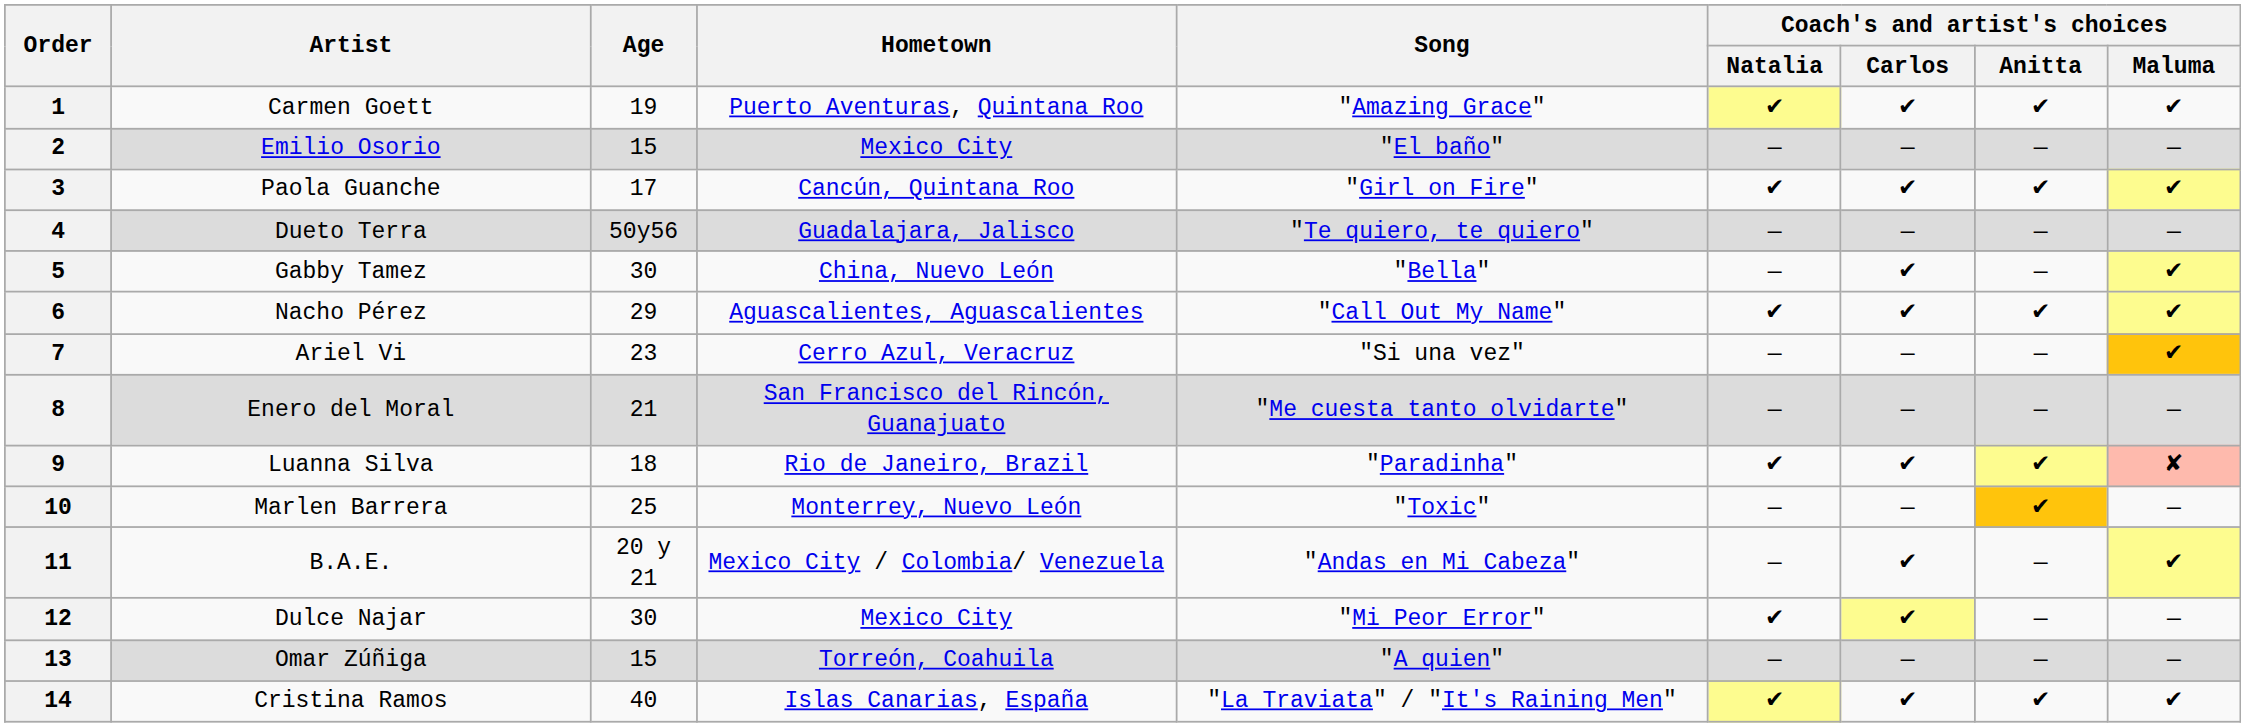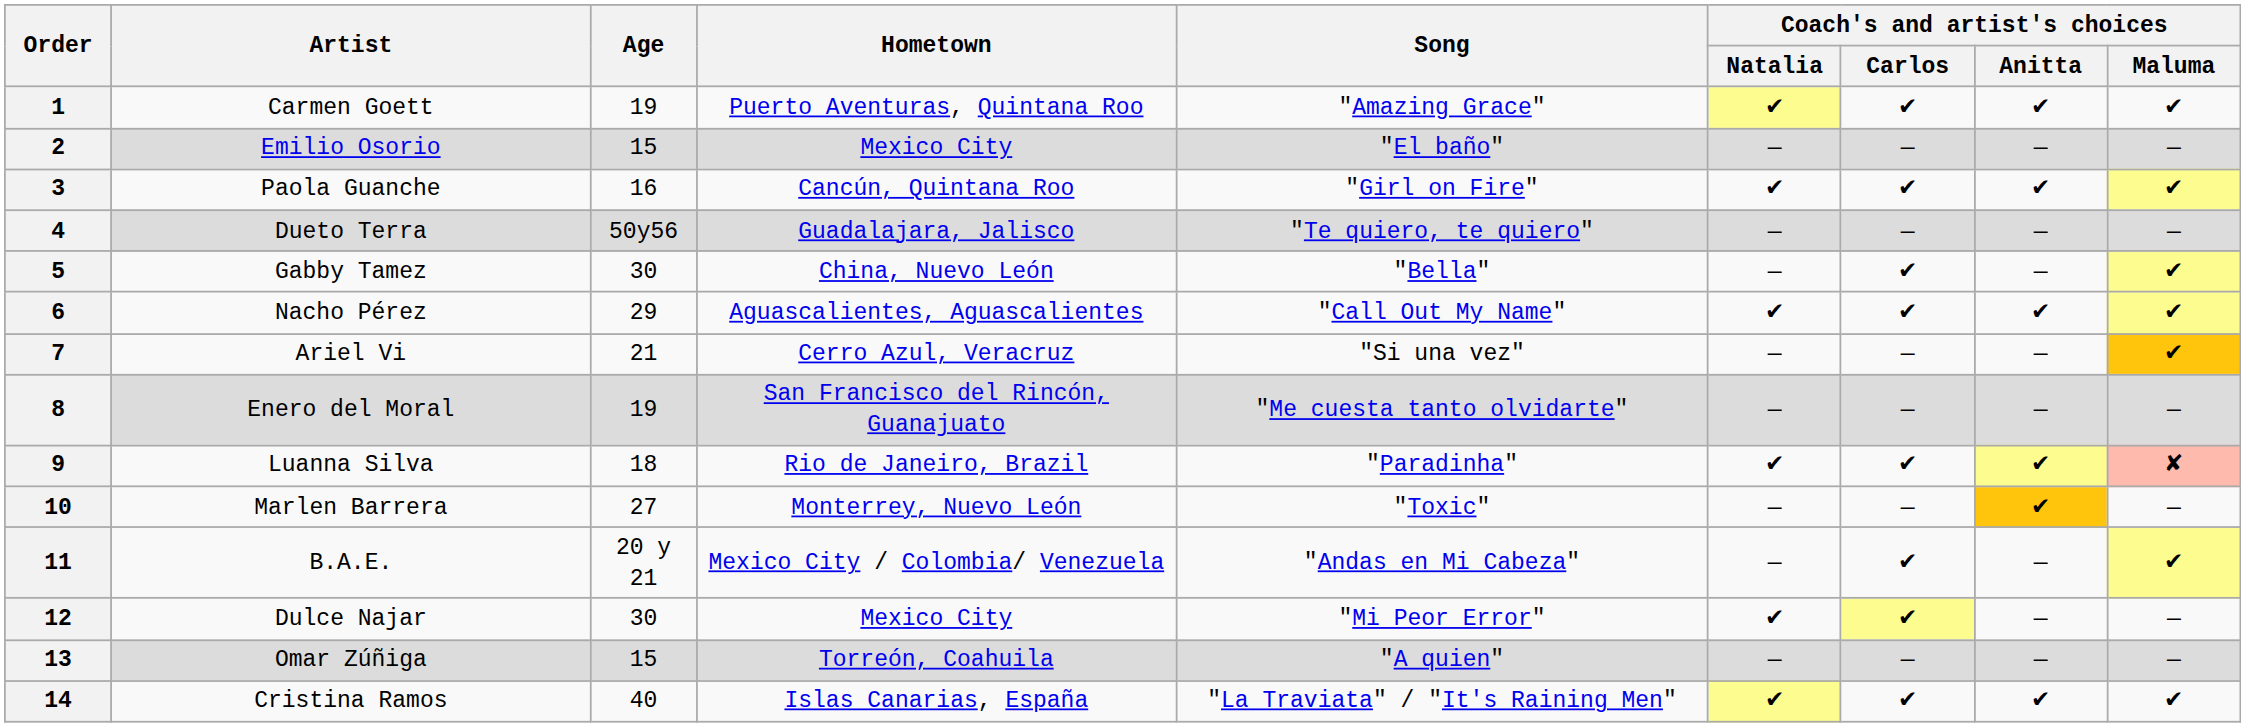(644, 190) 17 -> (644, 190) 16
(644, 354) 23 -> (644, 354) 21
(644, 410) 21 -> (644, 410) 19
(644, 507) 25 -> (644, 507) 27
